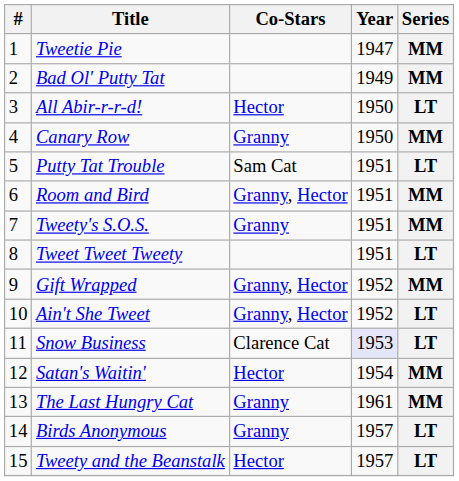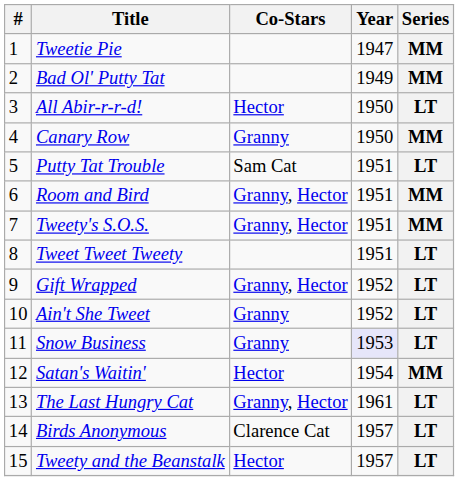(261, 225) Granny -> (290, 225) Granny, Hector
(426, 284) MM -> (426, 284) LT
(290, 313) Granny, Hector -> (261, 313) Granny
(282, 343) Clarence Cat -> (261, 343) Granny
(261, 401) Granny -> (290, 401) Granny, Hector
(426, 401) MM -> (426, 401) LT
(261, 431) Granny -> (282, 431) Clarence Cat
